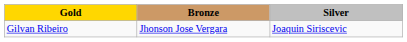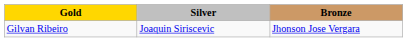columns swapped: (336, 12) <-> (203, 12)
